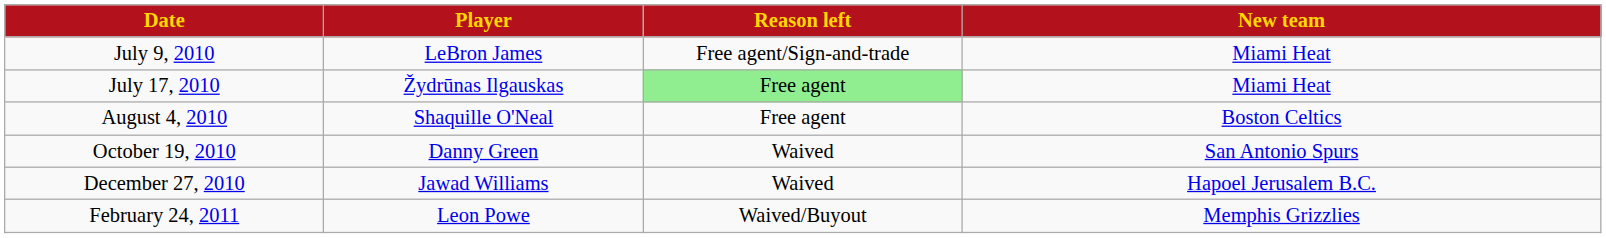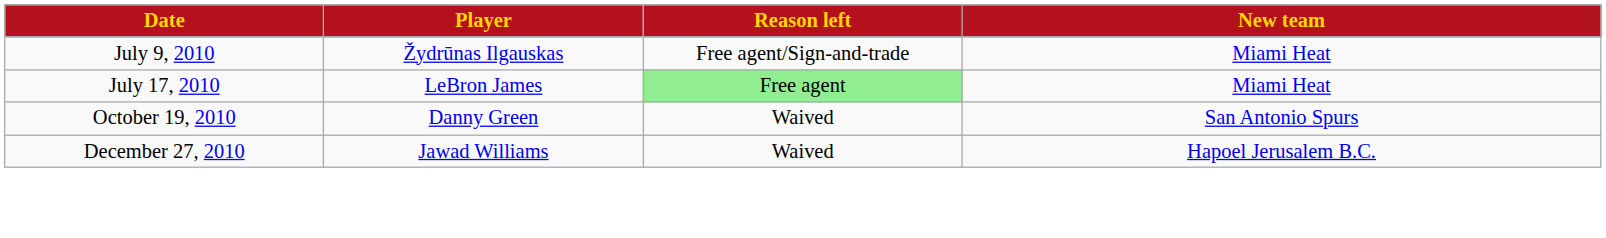(483, 53) LeBron James -> (483, 53) Žydrūnas Ilgauskas
(483, 85) Žydrūnas Ilgauskas -> (483, 85) LeBron James
- row: (164, 118)
- row: (164, 215)
